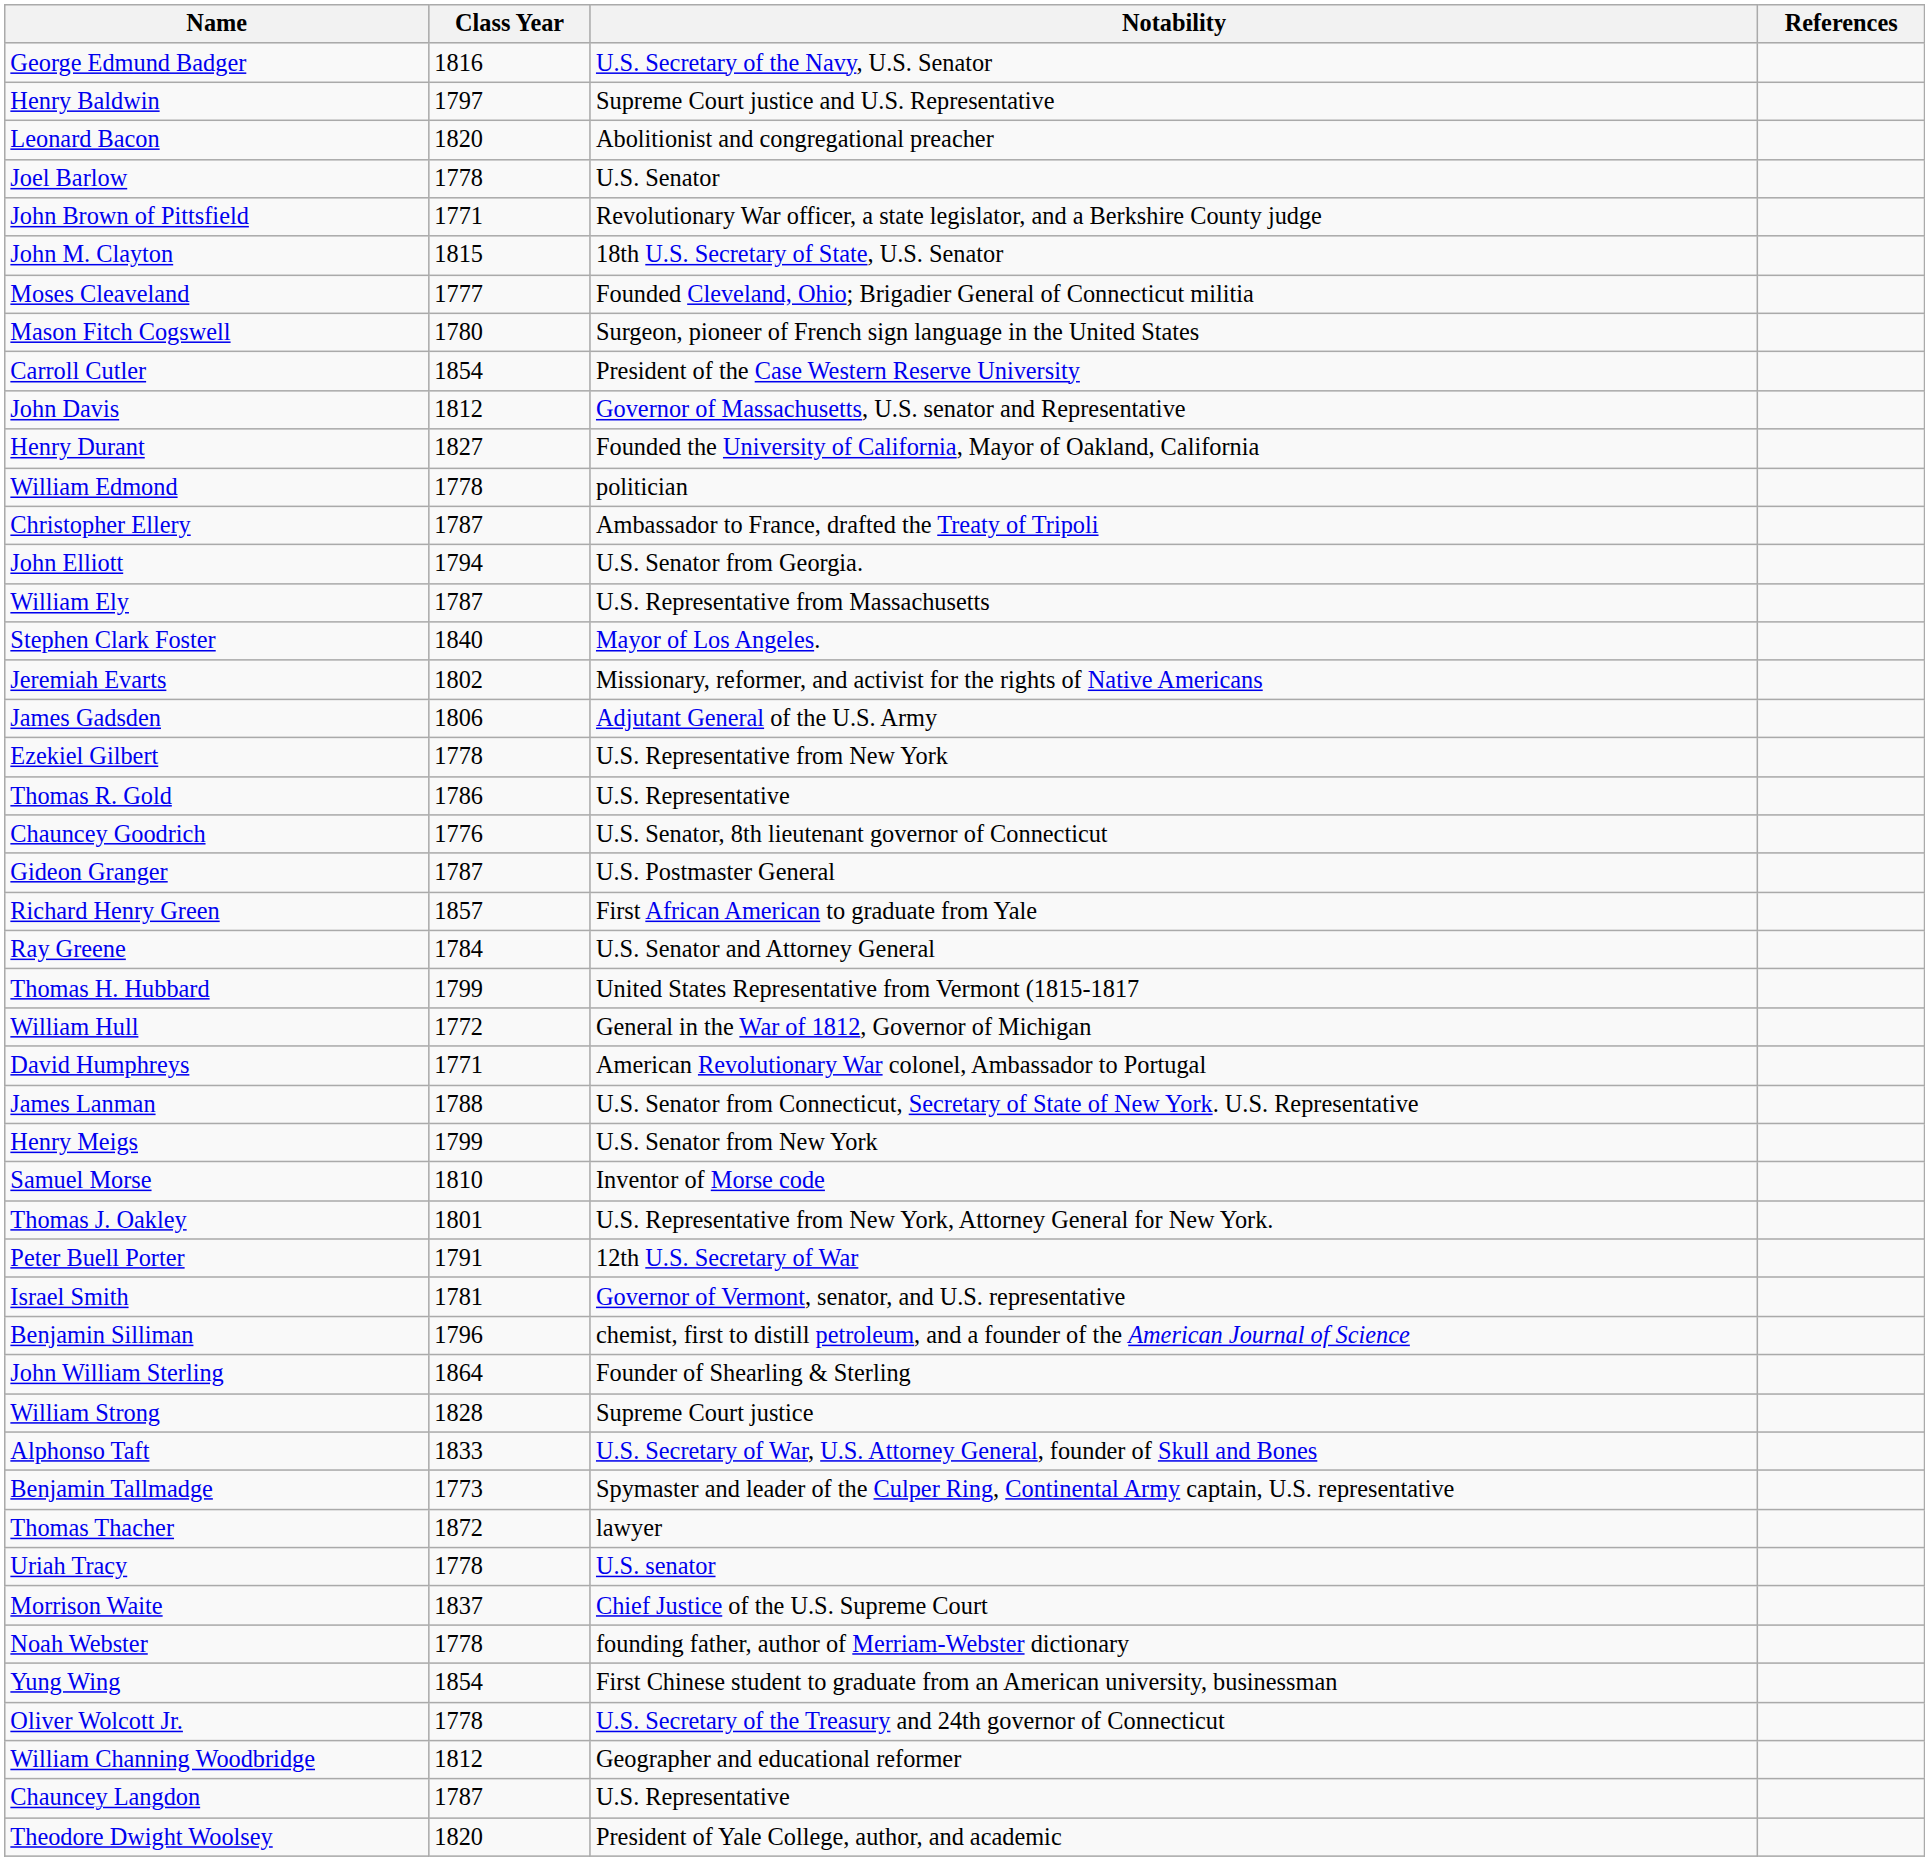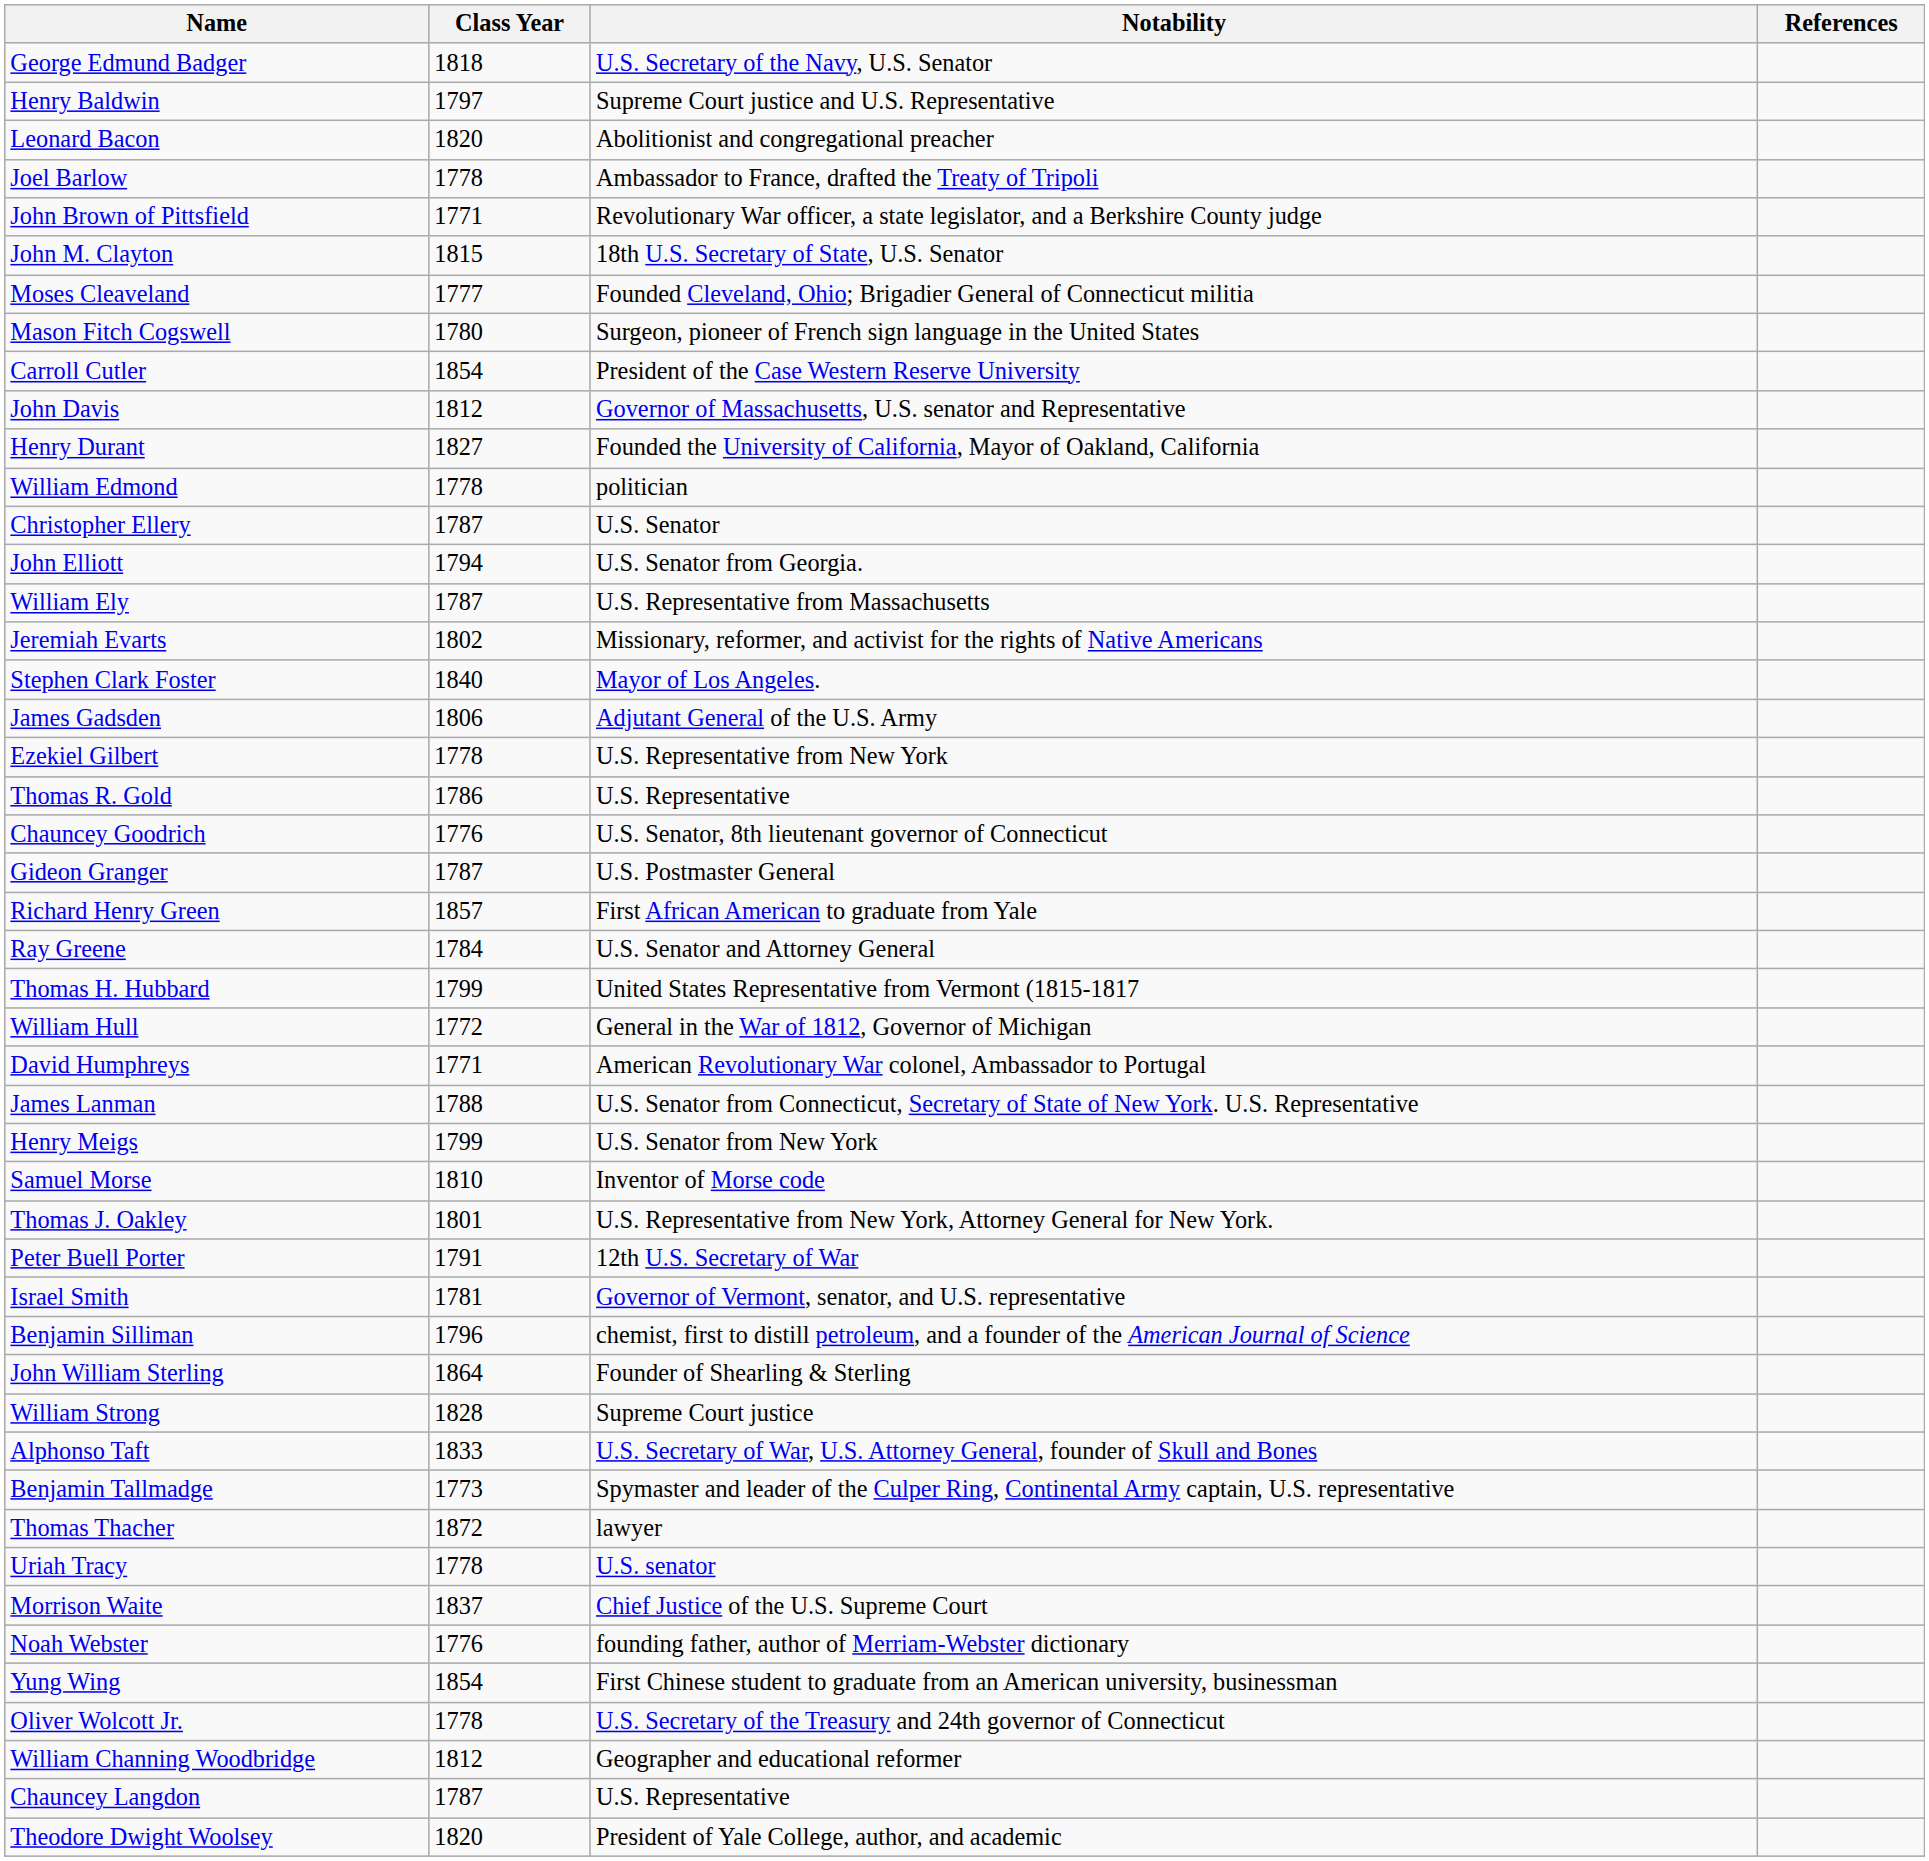(459, 62) 1816 -> (459, 62) 1818
(658, 178) U.S. Senator -> (847, 178) Ambassador to France, drafted the Treaty of Tripoli
(847, 525) Ambassador to France, drafted the Treaty of Tripoli -> (658, 525) U.S. Senator
rows swapped: (88, 679) <-> (113, 640)
(459, 1643) 1778 -> (459, 1643) 1776
